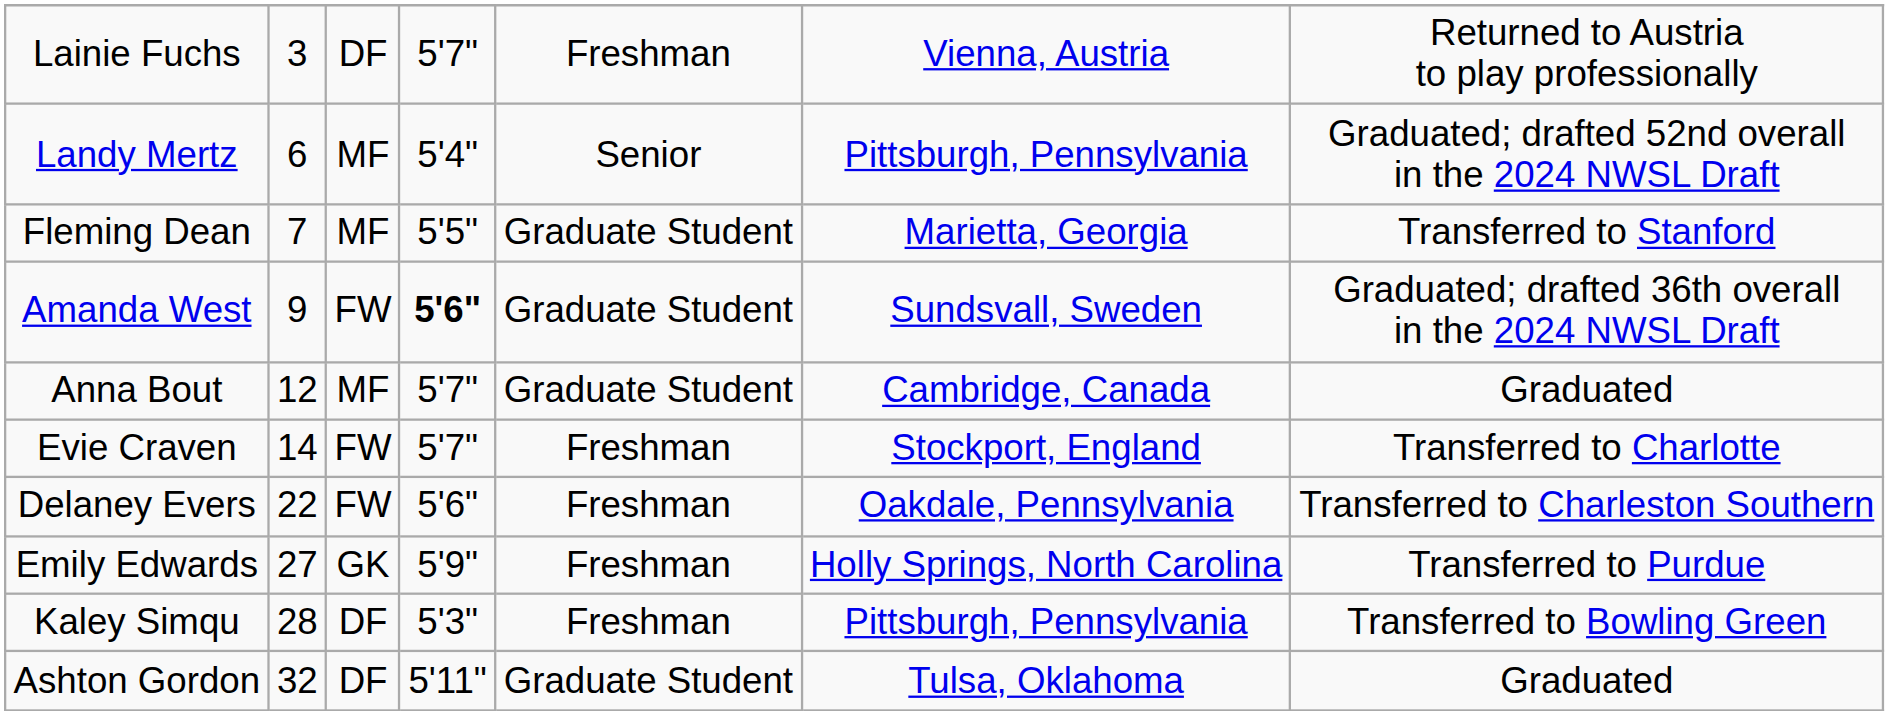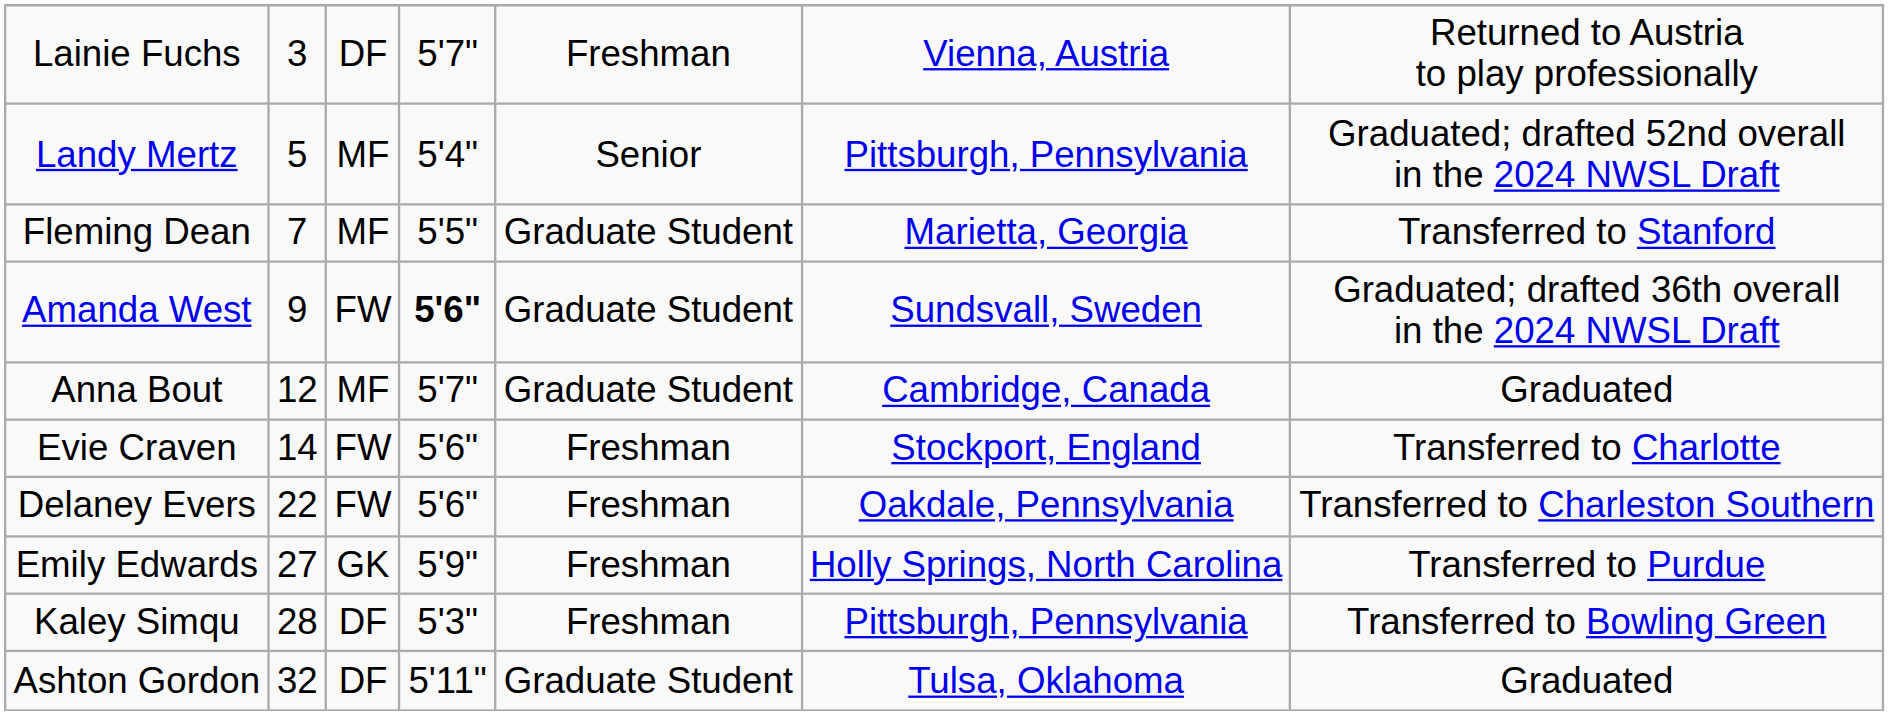(297, 153) 6 -> (297, 153) 5
(448, 447) 5'7" -> (448, 447) 5'6"
